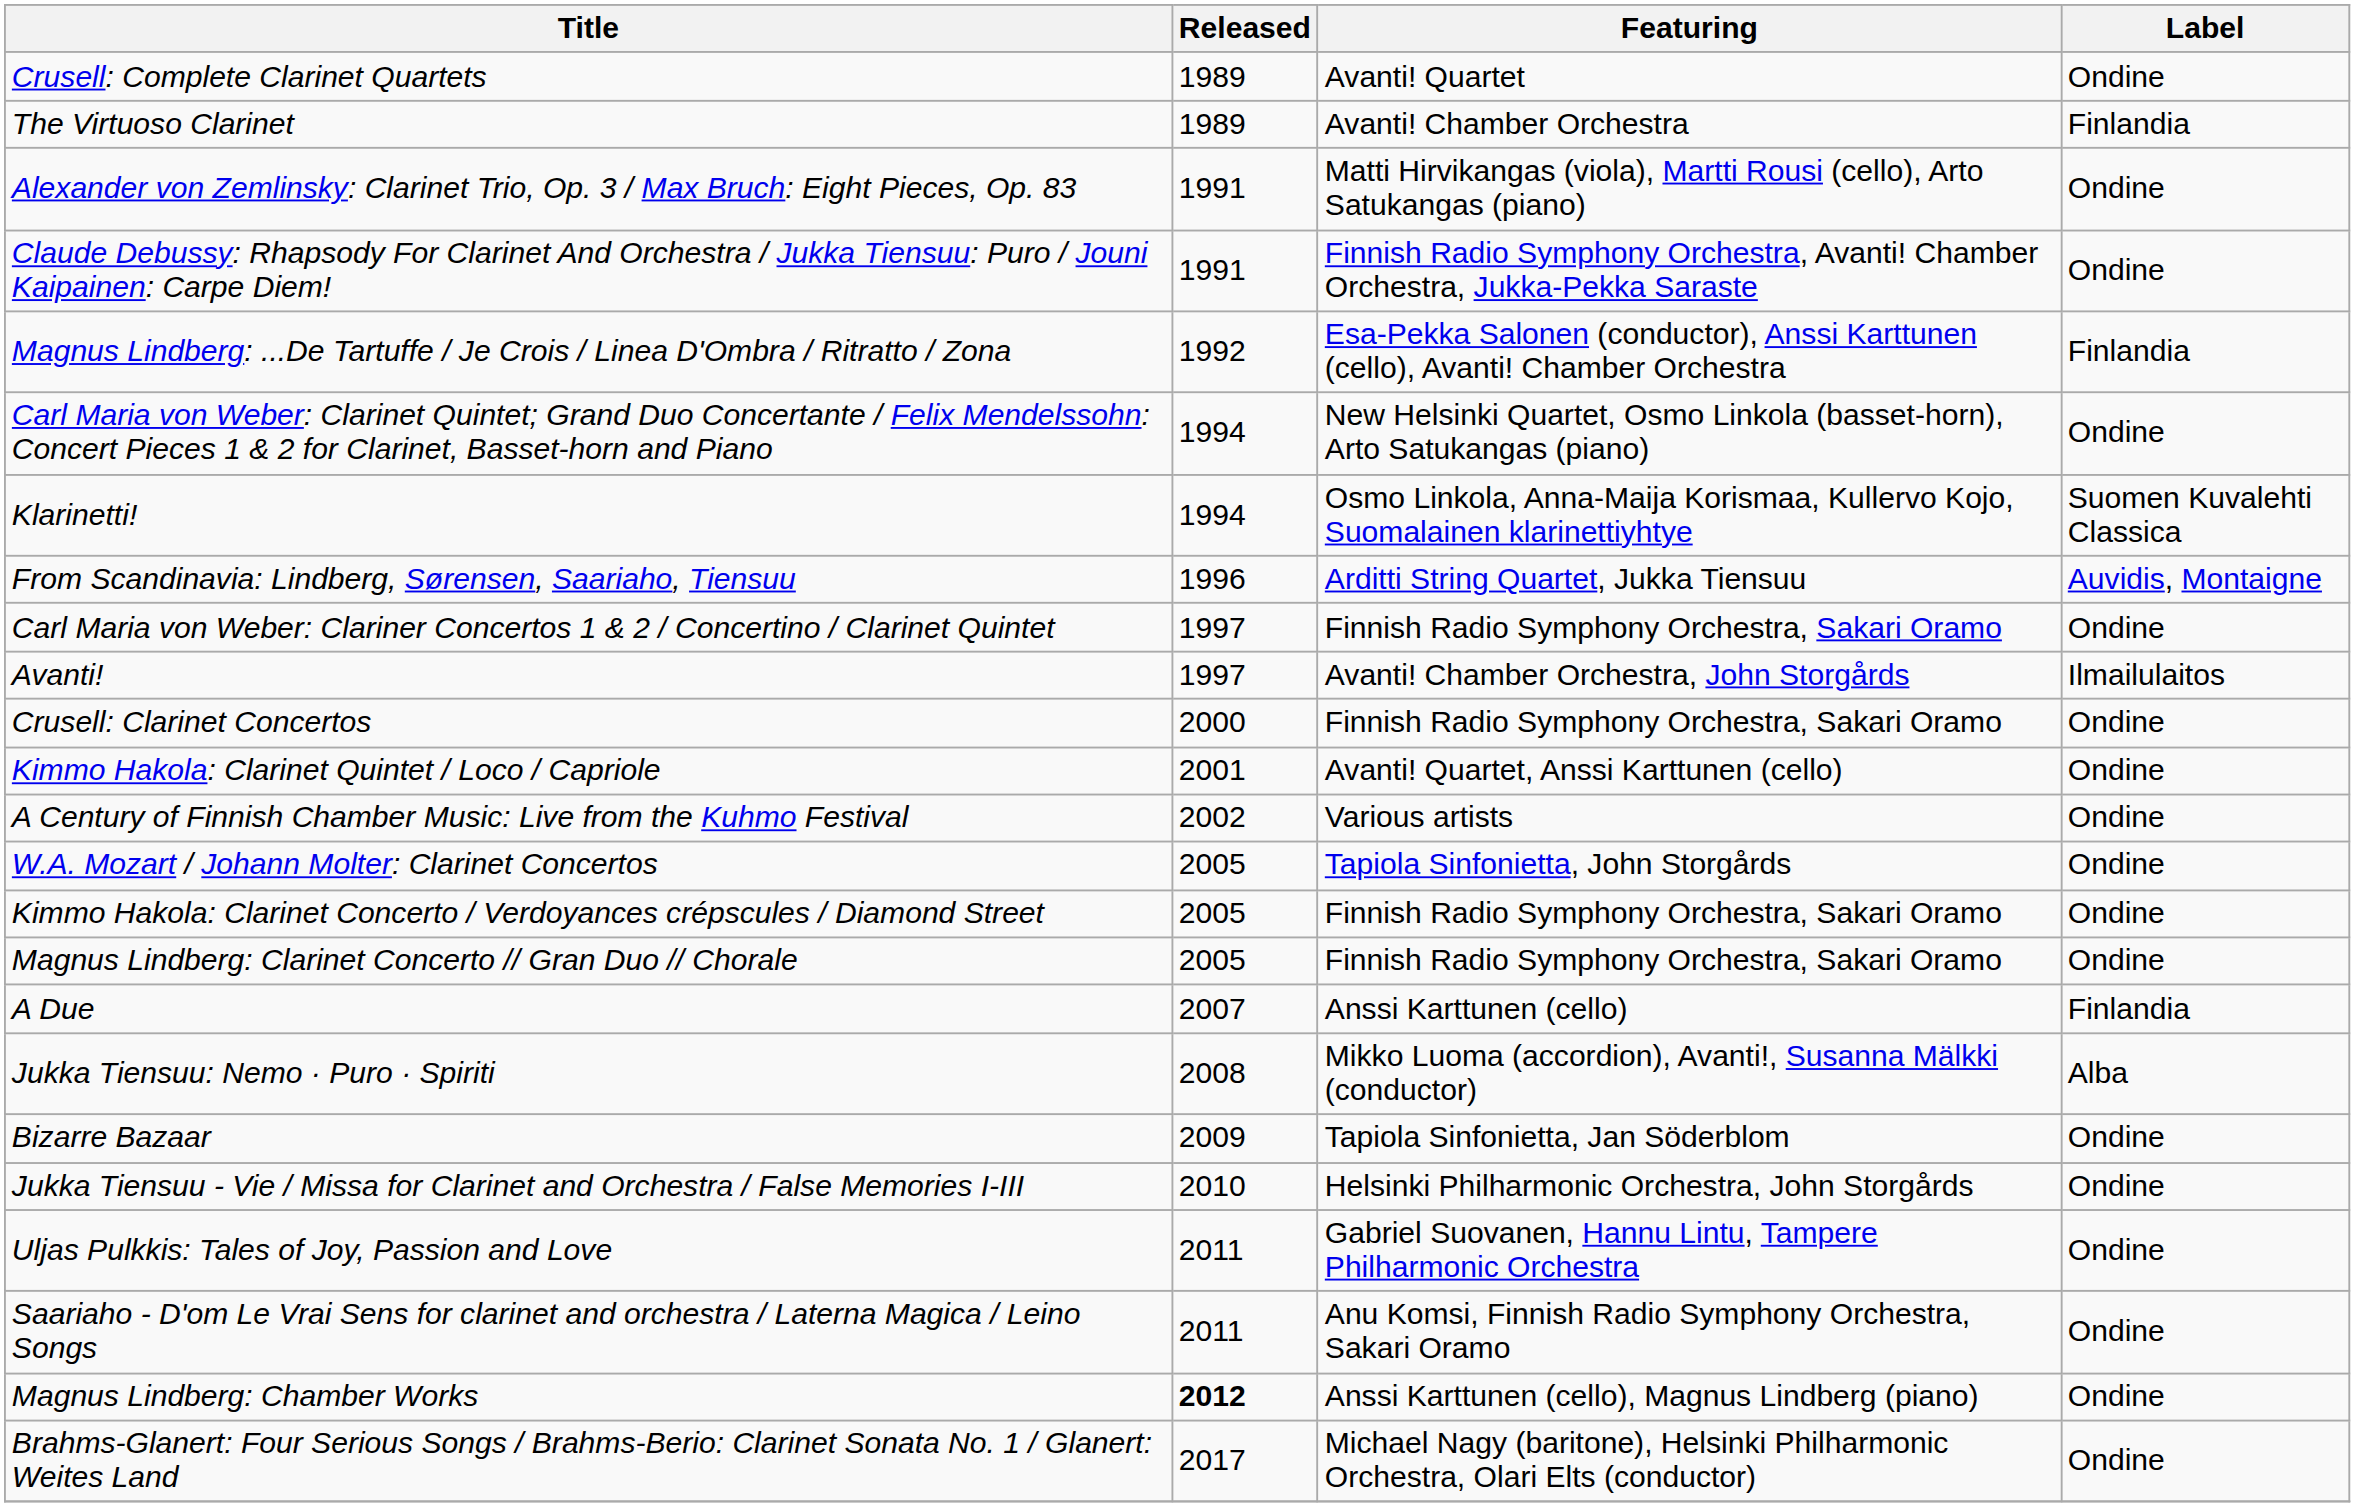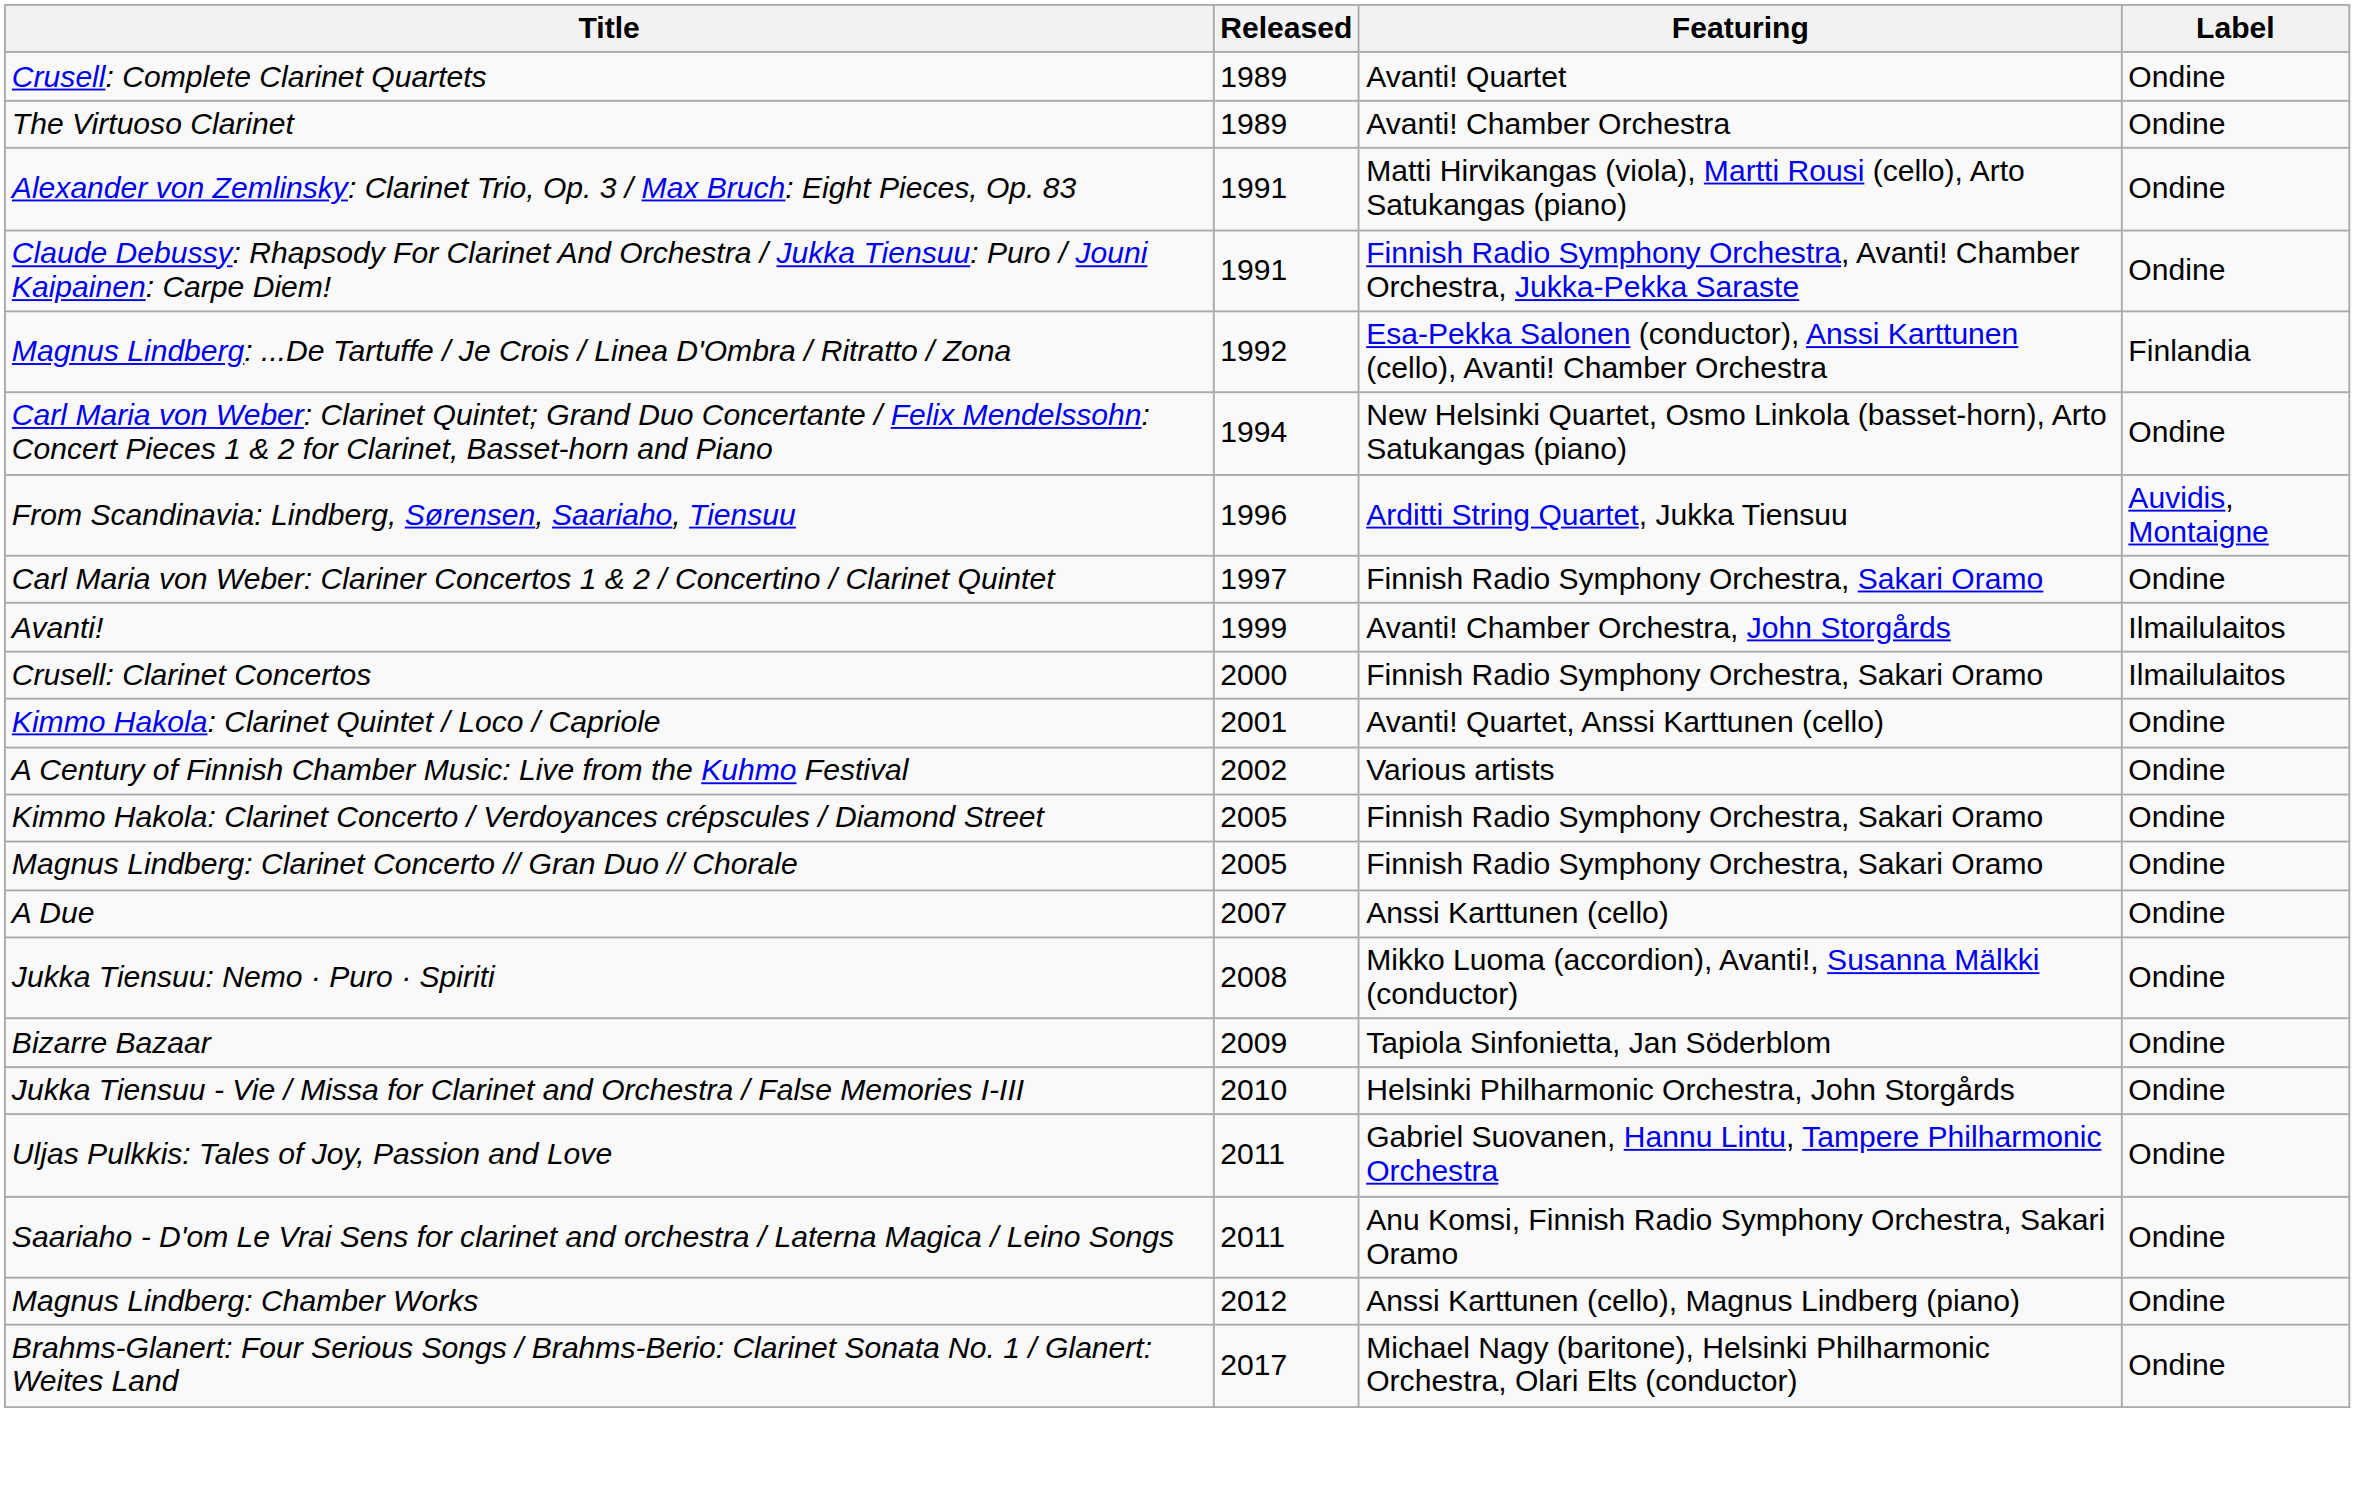(2129, 123) Finlandia -> (2177, 123) Ondine
- row: (75, 514)
(1212, 674) 1997 -> (1254, 626) 1999
(2116, 722) Ondine -> (2207, 674) Ilmailulaitos
- row: (335, 865)
(2129, 1008) Finlandia -> (2177, 913) Ondine
(2098, 1073) Alba -> (2177, 977) Ondine
(1212, 1396) bold -> (1254, 1300) normal
